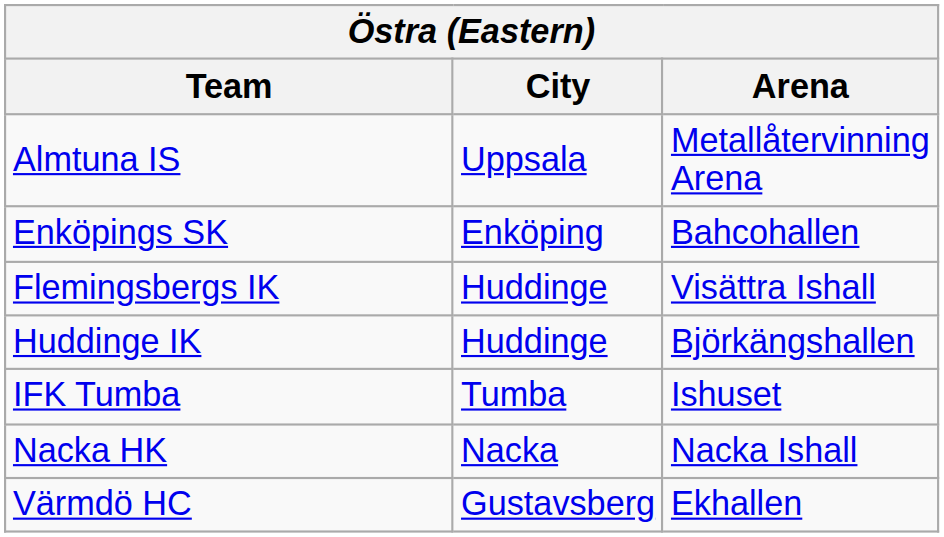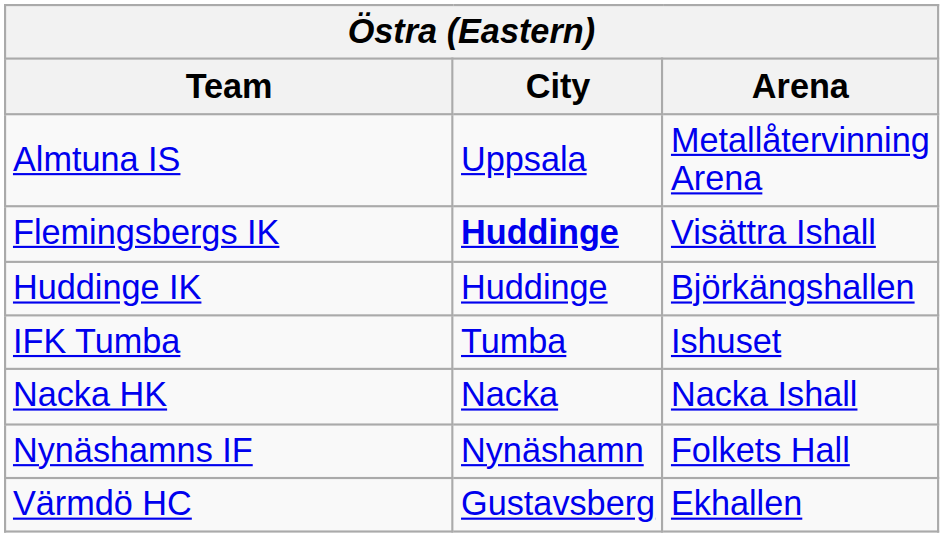- row: (121, 233)
(534, 287) normal -> (540, 233) bold
+ row: (133, 450)
